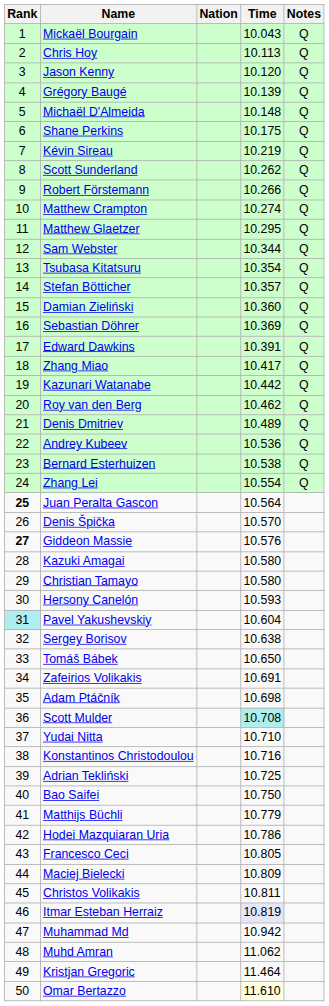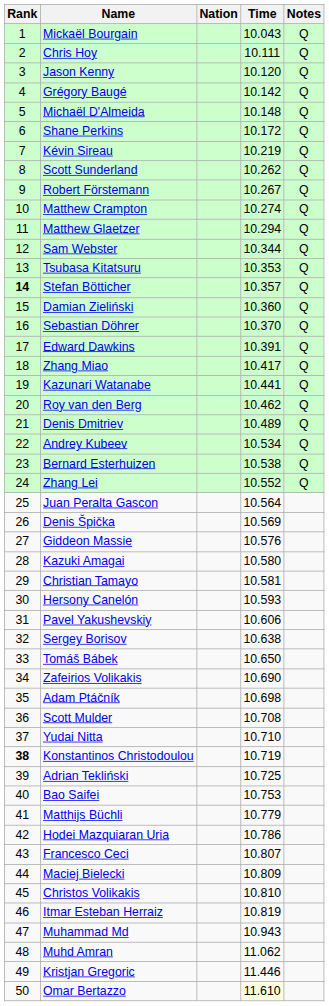(262, 53) 10.113 -> (262, 53) 10.111
(262, 92) 10.139 -> (262, 92) 10.142
(262, 131) 10.175 -> (262, 131) 10.172
(262, 190) 10.266 -> (262, 190) 10.267
(262, 229) 10.295 -> (262, 229) 10.294
(262, 268) 10.354 -> (262, 268) 10.353
(22, 287) normal -> (22, 287) bold
(262, 326) 10.369 -> (262, 326) 10.370
(262, 385) 10.442 -> (262, 385) 10.441
(262, 444) 10.536 -> (262, 444) 10.534
(262, 483) 10.554 -> (262, 483) 10.552
(22, 502) bold -> (22, 502) normal
(262, 522) 10.570 -> (262, 522) 10.569
(22, 541) bold -> (22, 541) normal
(262, 580) 10.580 -> (262, 580) 10.581
(22, 619) paleturquoise background -> (22, 619) no background
(262, 619) 10.604 -> (262, 619) 10.606
(262, 678) 10.691 -> (262, 678) 10.690
(262, 717) paleturquoise background -> (262, 717) no background
(22, 756) normal -> (22, 756) bold
(262, 756) 10.716 -> (262, 756) 10.719
(262, 795) 10.750 -> (262, 795) 10.753
(262, 854) 10.805 -> (262, 854) 10.807
(262, 893) 10.811 -> (262, 893) 10.810
(262, 913) lavender background -> (262, 913) no background
(262, 932) 10.942 -> (262, 932) 10.943
(262, 971) 11.464 -> (262, 971) 11.446
